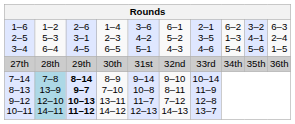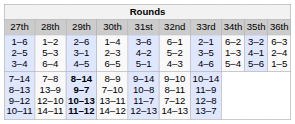rows swapped: (20, 64) <-> (20, 38)
(50, 95) lightblue background -> (50, 95) no background
